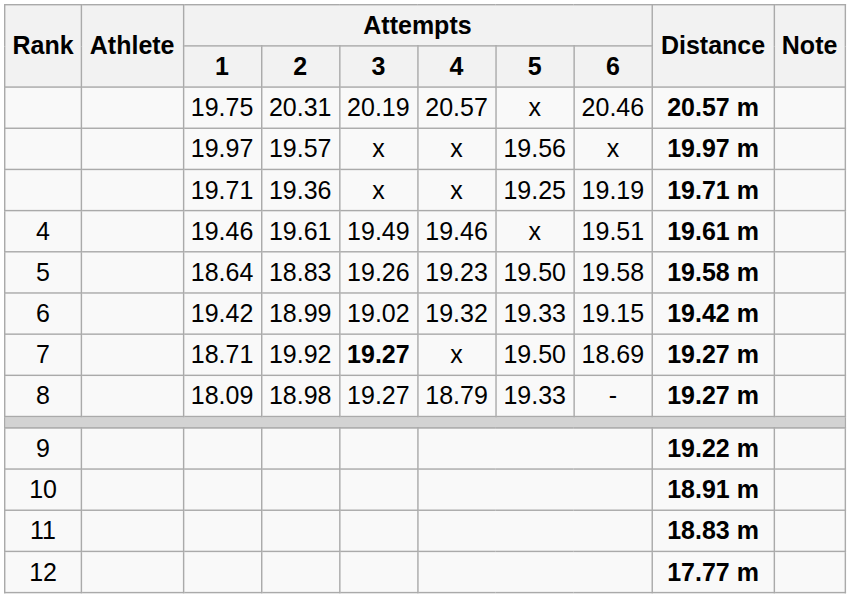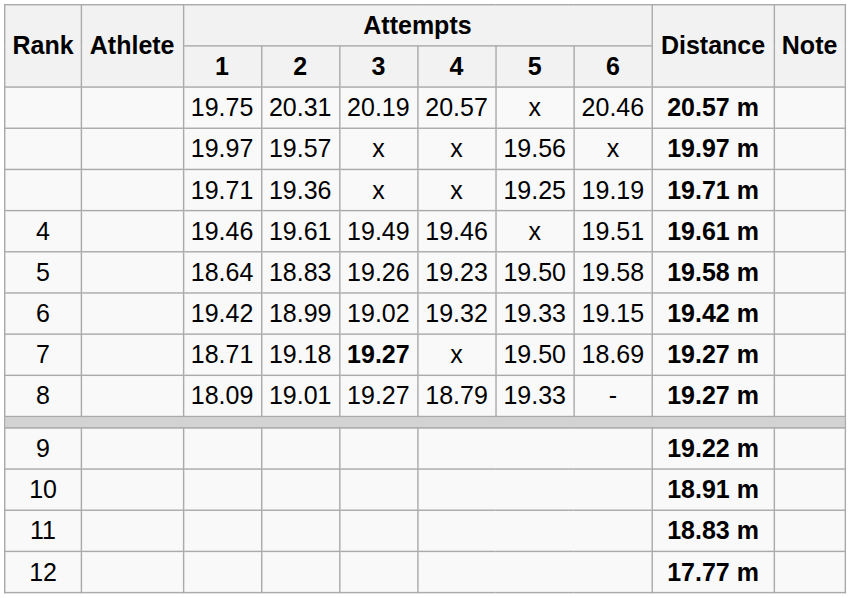(300, 354) 19.92 -> (300, 354) 19.18
(300, 395) 18.98 -> (300, 395) 19.01
